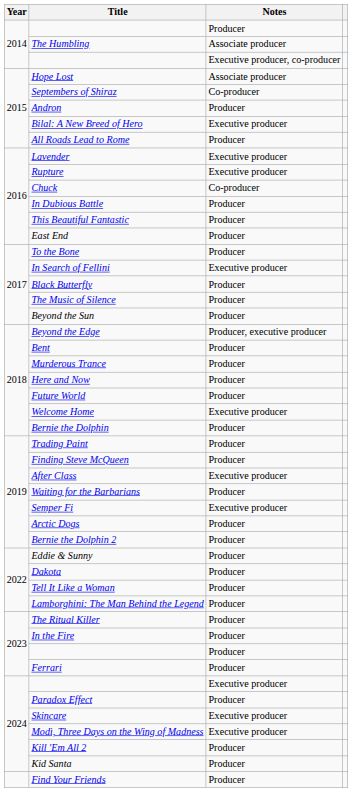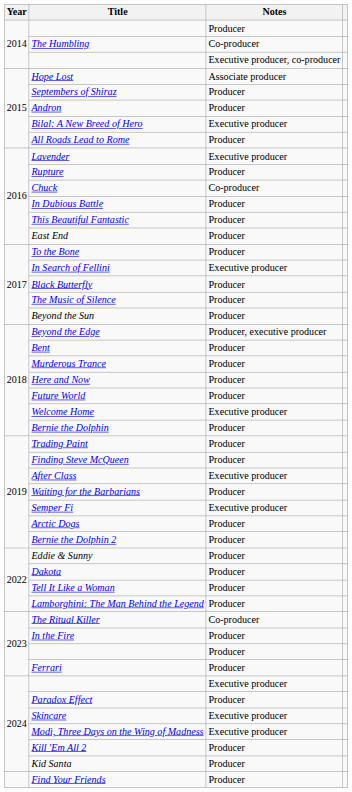(247, 44) Associate producer -> (234, 44) Co-producer
(234, 92) Co-producer -> (227, 92) Producer
(248, 172) Executive producer -> (227, 172) Producer
(227, 619) Producer -> (234, 619) Co-producer
